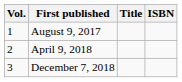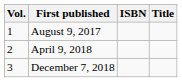columns swapped: (131, 13) <-> (161, 13)
